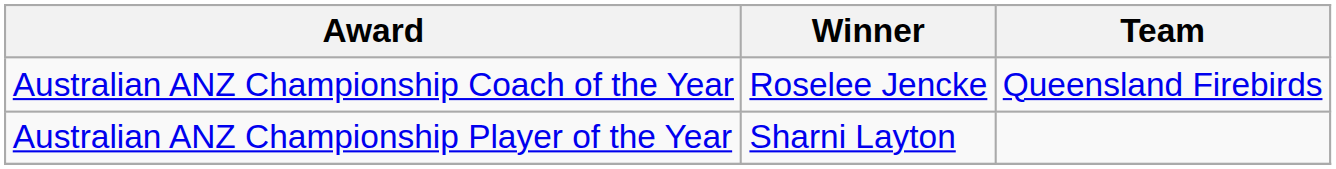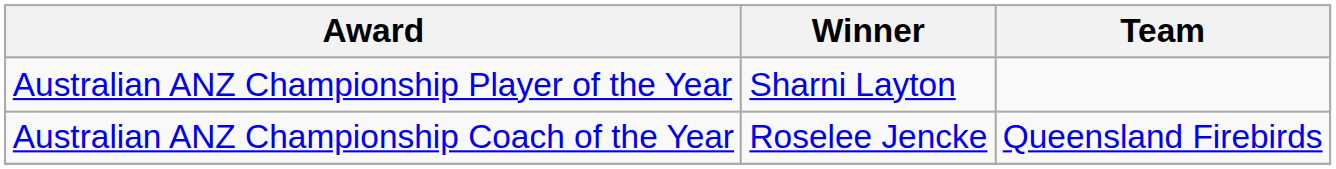rows swapped: (372, 137) <-> (373, 84)
